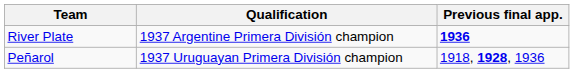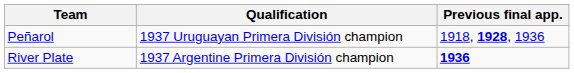rows swapped: (40, 36) <-> (31, 57)
